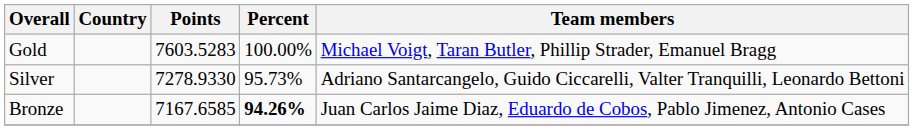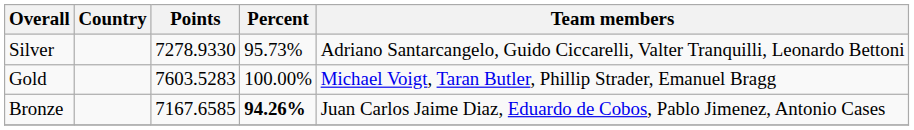rows swapped: (28, 49) <-> (31, 79)
